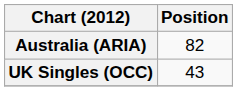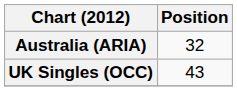(195, 45) 82 -> (195, 45) 32
